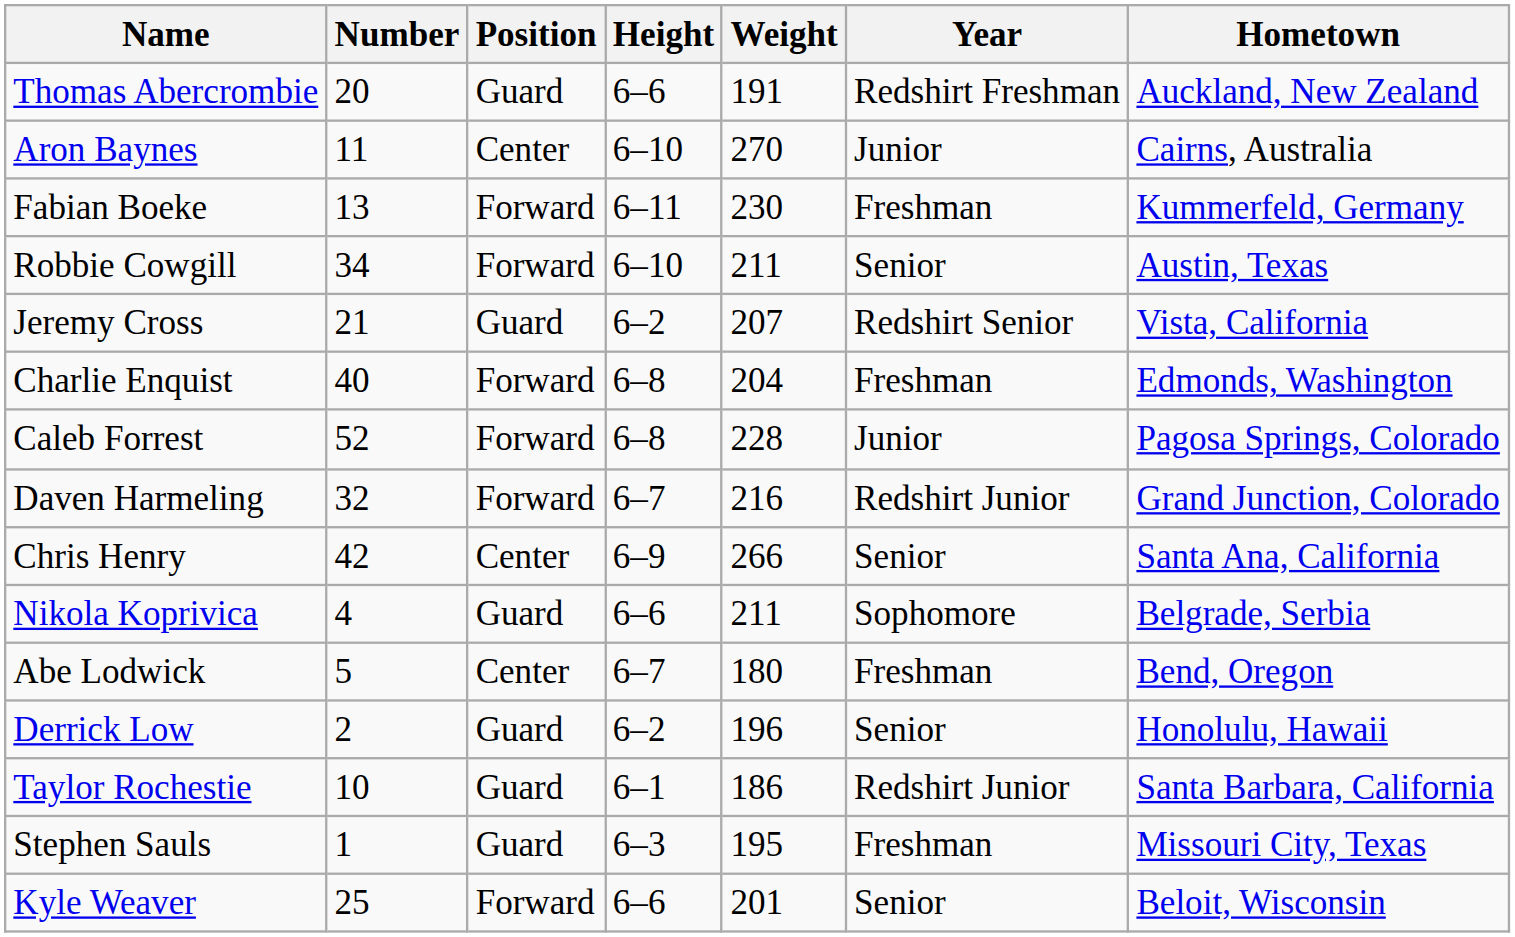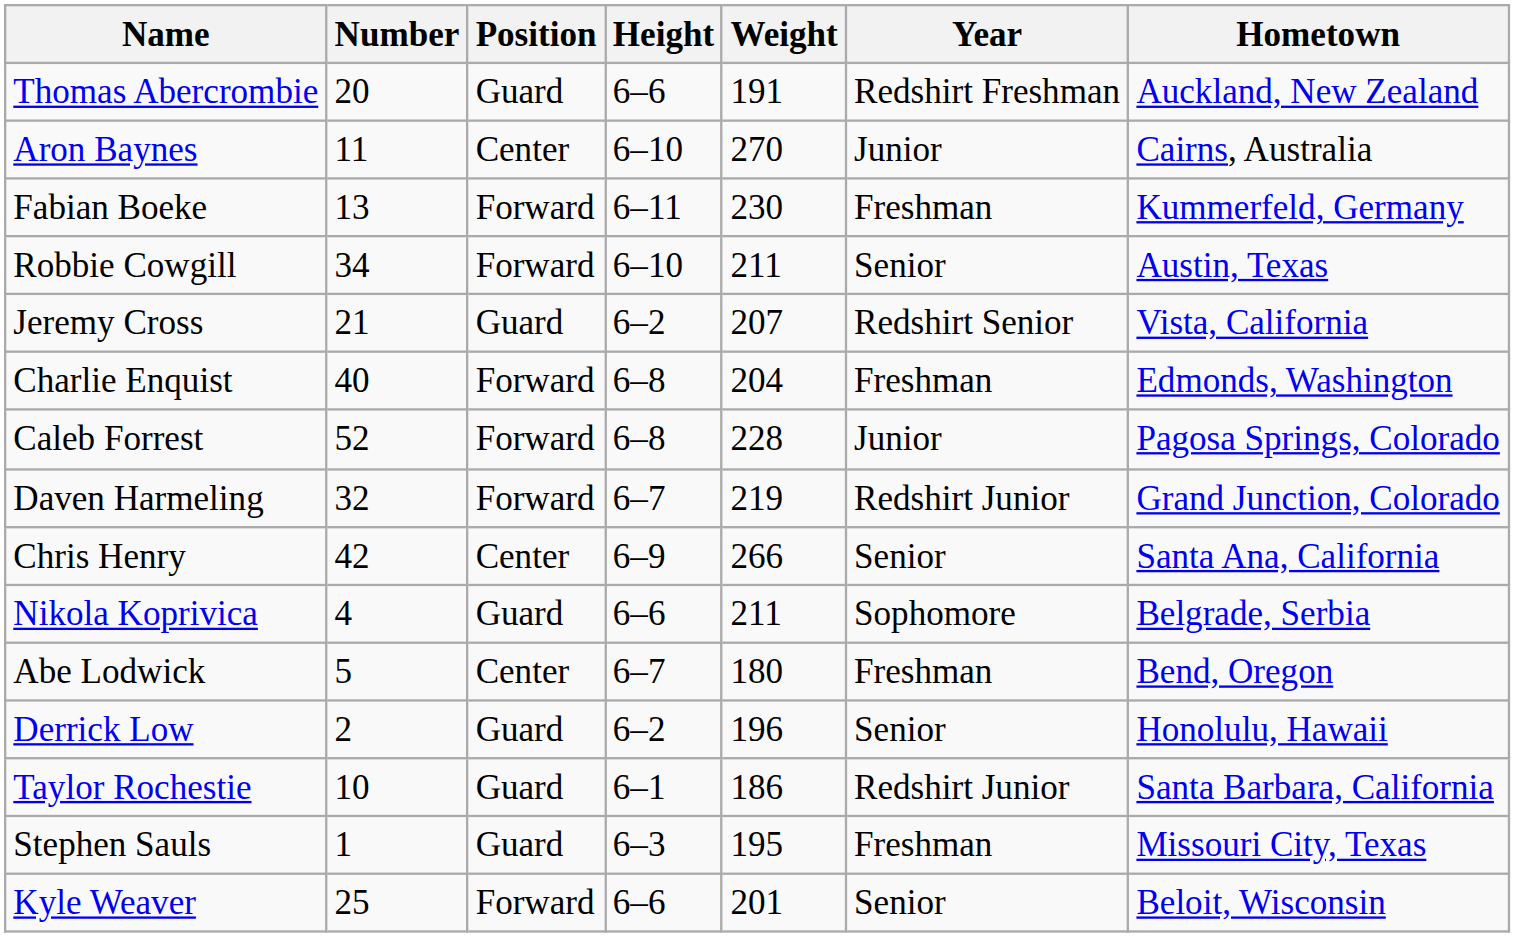(757, 496) 216 -> (757, 496) 219
